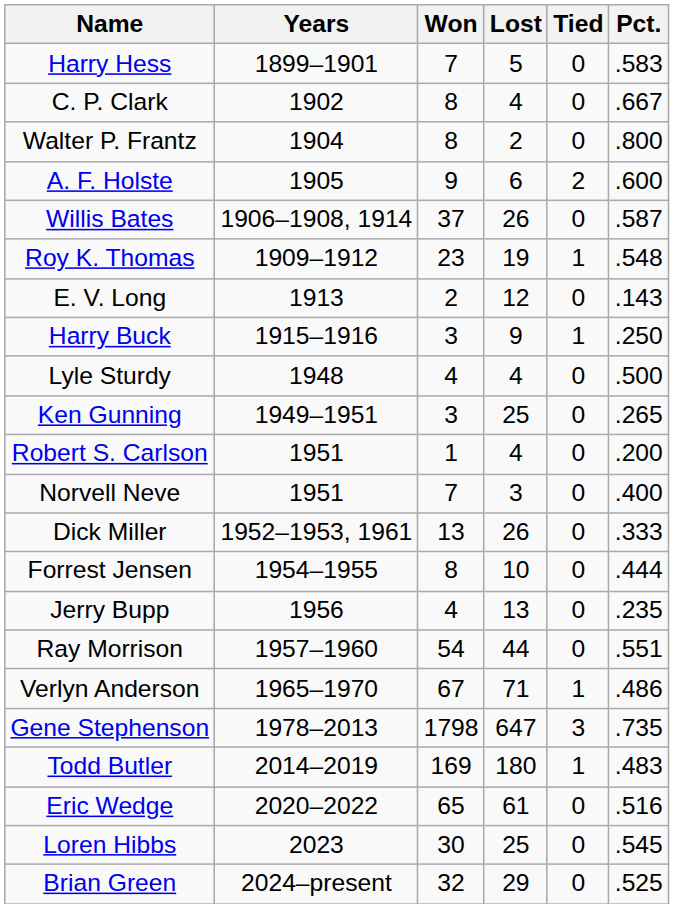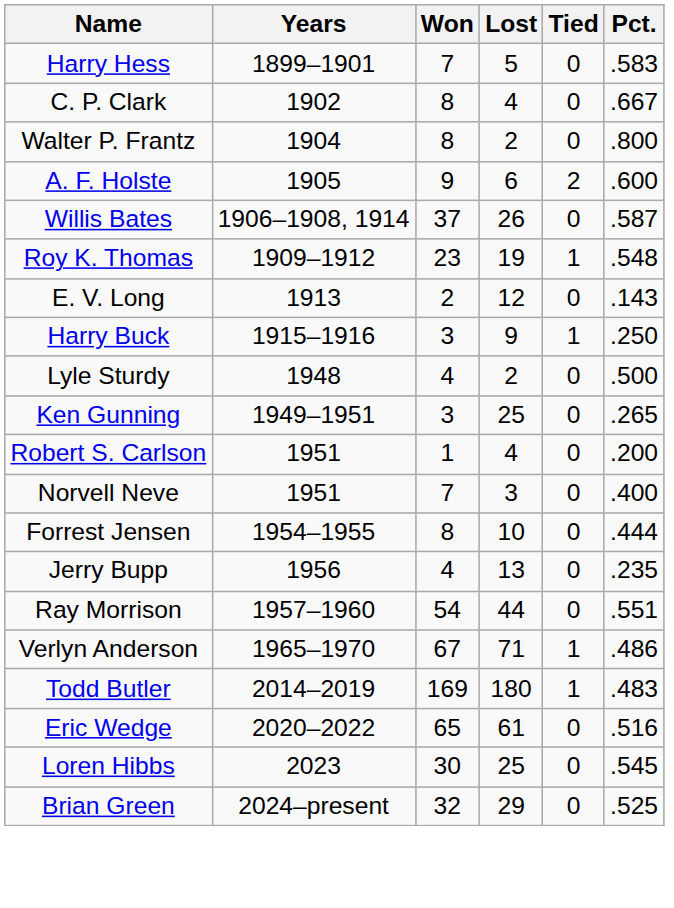(516, 375) 4 -> (511, 375) 2
- row: (110, 532)
- row: (110, 727)
